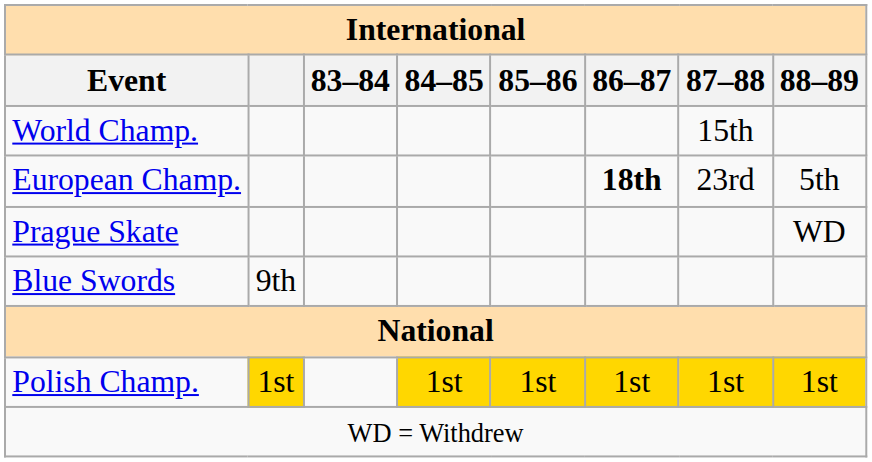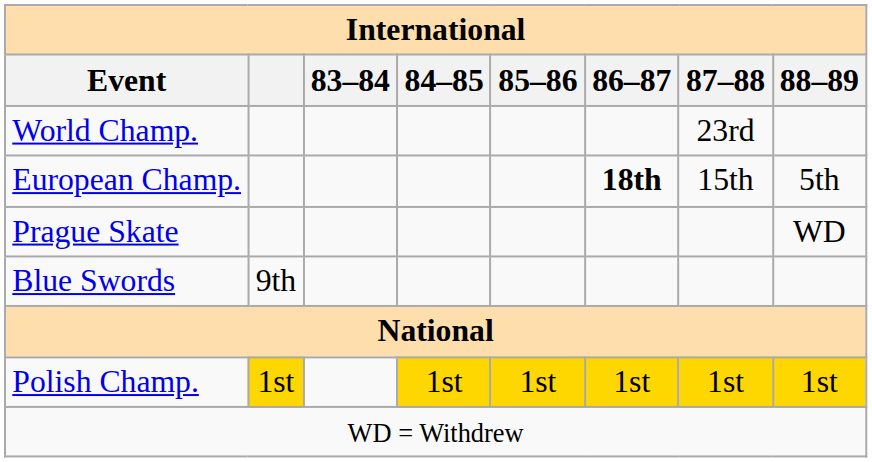(726, 130) 15th -> (726, 130) 23rd
(726, 180) 23rd -> (726, 180) 15th
